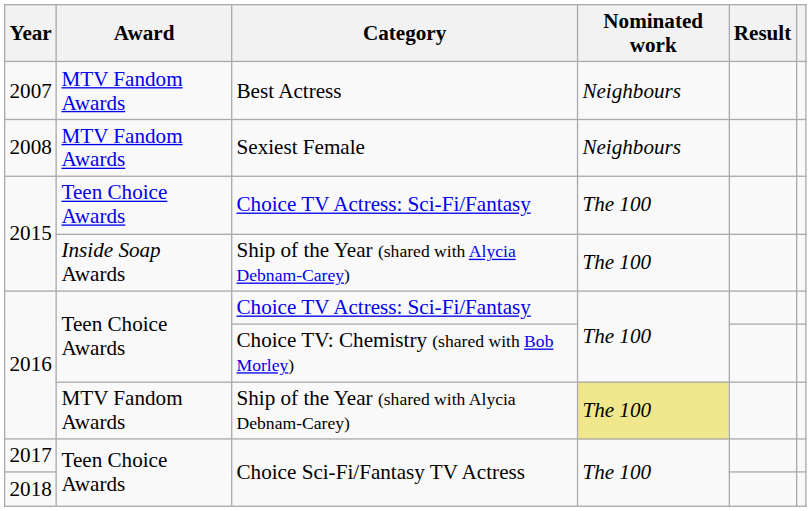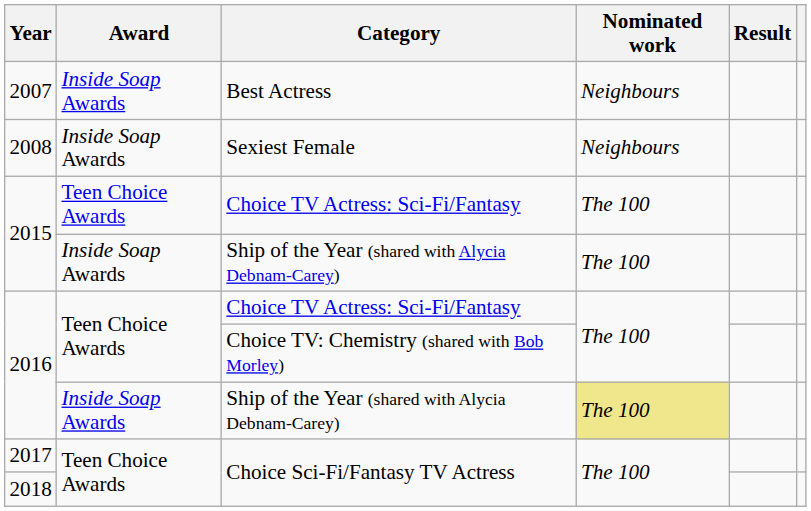(122, 90) MTV Fandom Awards -> (111, 90) Inside Soap Awards
(122, 147) MTV Fandom Awards -> (111, 147) Inside Soap Awards
(122, 410) MTV Fandom Awards -> (111, 410) Inside Soap Awards
